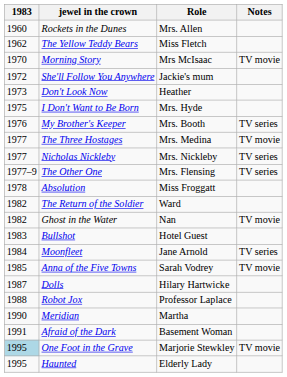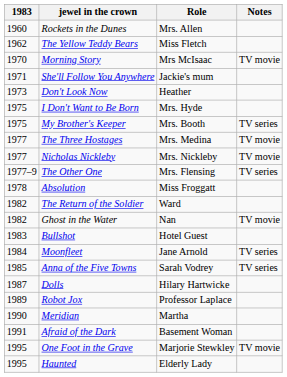(17, 76) 1972 -> (17, 76) 1971
(17, 124) 1976 -> (17, 124) 1975
(258, 156) TV series -> (260, 156) TV movie
(260, 268) TV movie -> (258, 268) TV series
(17, 300) 1988 -> (17, 300) 1989
(17, 348) lightblue background -> (17, 348) no background
